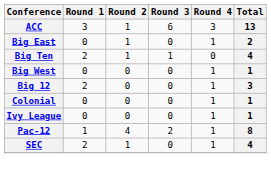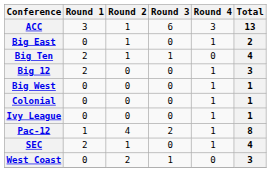rows swapped: (34, 71) <-> (34, 86)
+ row: (34, 160)
